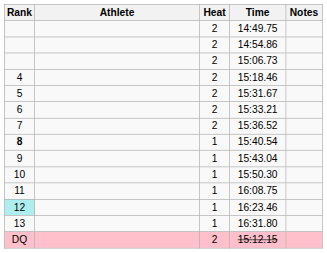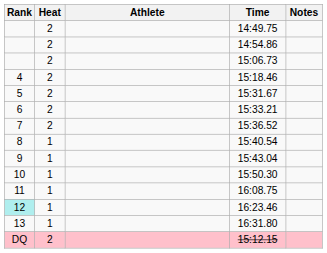columns swapped: (215, 12) <-> (117, 12)
(19, 142) bold -> (19, 142) normal
